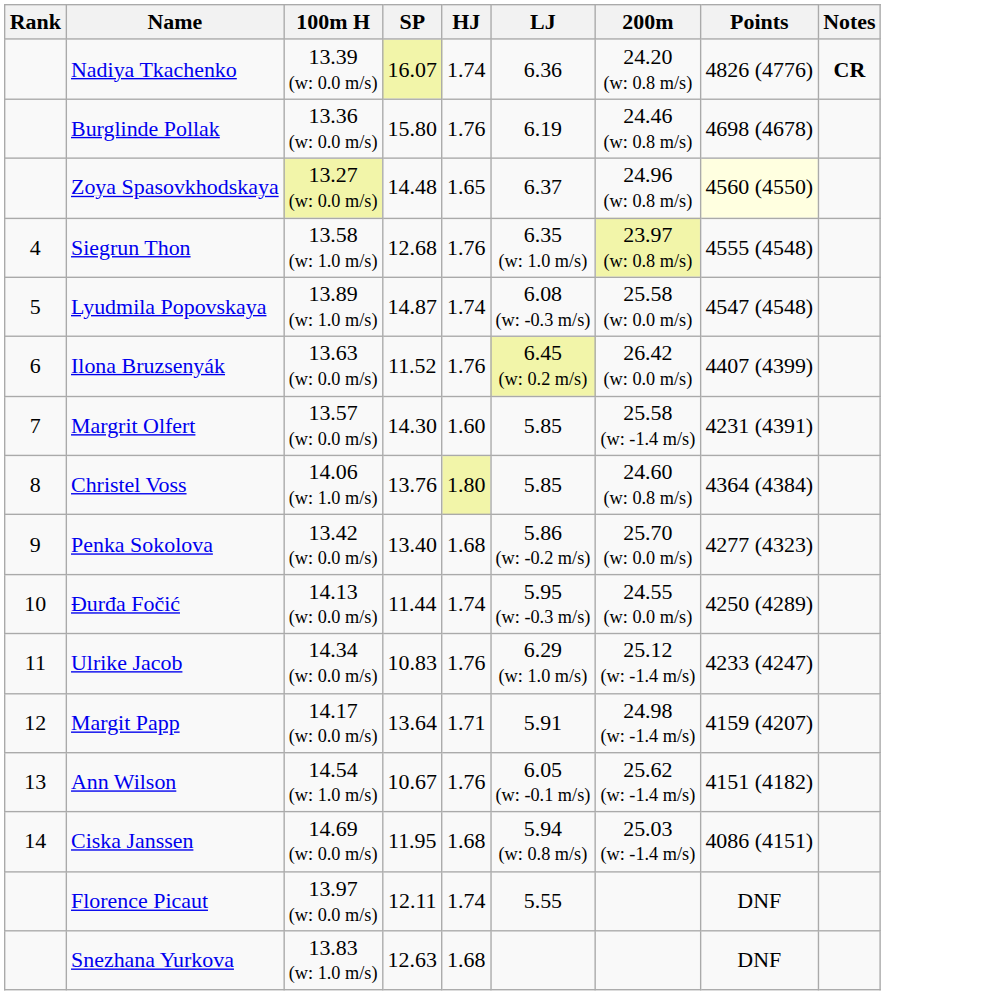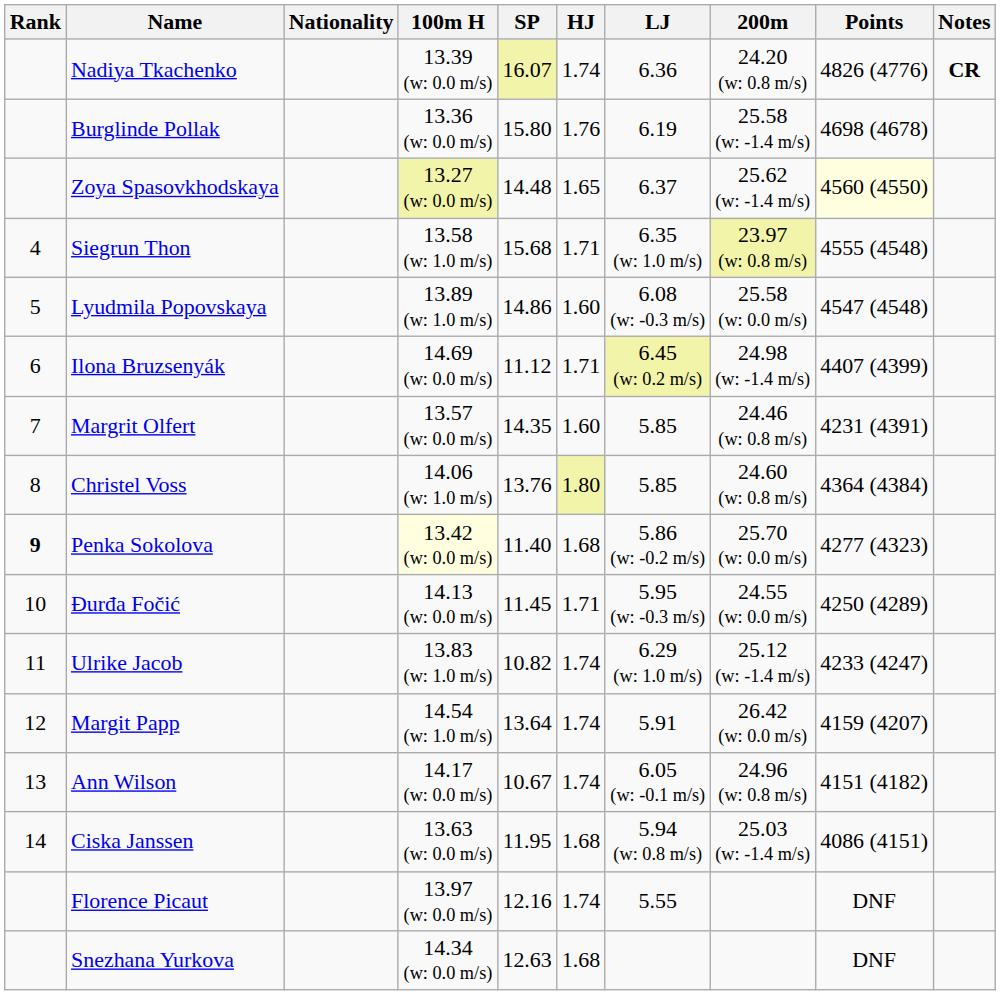+ column: (341, 21)
(648, 128) 24.46 (w: 0.8 m/s) -> (763, 128) 25.58 (w: -1.4 m/s)
(648, 187) 24.96 (w: 0.8 m/s) -> (763, 187) 25.62 (w: -1.4 m/s)
(412, 247) 12.68 -> (527, 247) 15.68
(466, 247) 1.76 -> (581, 247) 1.71
(412, 306) 14.87 -> (527, 306) 14.86
(466, 306) 1.74 -> (581, 306) 1.60
(333, 366) 13.63 (w: 0.0 m/s) -> (448, 366) 14.69 (w: 0.0 m/s)
(412, 366) 11.52 -> (527, 366) 11.12
(466, 366) 1.76 -> (581, 366) 1.71
(648, 366) 26.42 (w: 0.0 m/s) -> (763, 366) 24.98 (w: -1.4 m/s)
(412, 425) 14.30 -> (527, 425) 14.35
(648, 425) 25.58 (w: -1.4 m/s) -> (763, 425) 24.46 (w: 0.8 m/s)
(35, 544) normal -> (35, 544) bold
(333, 544) no background -> (448, 544) lightyellow background
(412, 544) 13.40 -> (527, 544) 11.40
(412, 603) 11.44 -> (527, 603) 11.45
(466, 603) 1.74 -> (581, 603) 1.71
(333, 663) 14.34 (w: 0.0 m/s) -> (448, 663) 13.83 (w: 1.0 m/s)
(412, 663) 10.83 -> (527, 663) 10.82
(466, 663) 1.76 -> (581, 663) 1.74
(333, 722) 14.17 (w: 0.0 m/s) -> (448, 722) 14.54 (w: 1.0 m/s)
(466, 722) 1.71 -> (581, 722) 1.74
(648, 722) 24.98 (w: -1.4 m/s) -> (763, 722) 26.42 (w: 0.0 m/s)
(333, 782) 14.54 (w: 1.0 m/s) -> (448, 782) 14.17 (w: 0.0 m/s)
(466, 782) 1.76 -> (581, 782) 1.74
(648, 782) 25.62 (w: -1.4 m/s) -> (763, 782) 24.96 (w: 0.8 m/s)
(333, 841) 14.69 (w: 0.0 m/s) -> (448, 841) 13.63 (w: 0.0 m/s)
(412, 900) 12.11 -> (527, 900) 12.16
(333, 960) 13.83 (w: 1.0 m/s) -> (448, 960) 14.34 (w: 0.0 m/s)
